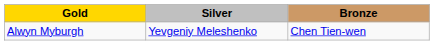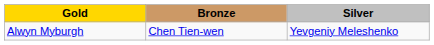columns swapped: (217, 13) <-> (359, 13)
